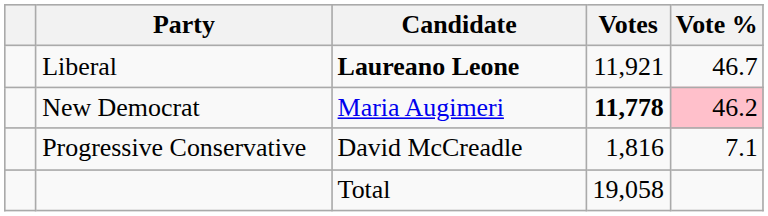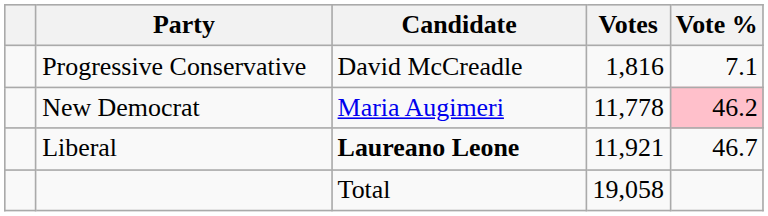rows swapped: (80, 66) <-> (174, 148)
(629, 107) bold -> (629, 107) normal
